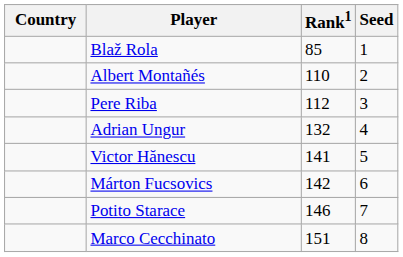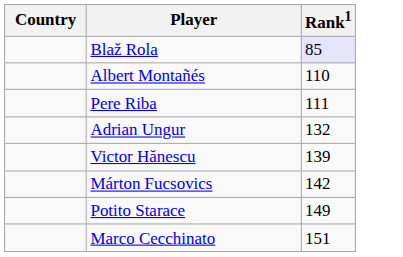- column: (376, 20)
(313, 49) no background -> (313, 49) lavender background
(317, 103) 112 -> (317, 103) 111
(318, 157) 141 -> (318, 157) 139
(318, 210) 146 -> (318, 210) 149
